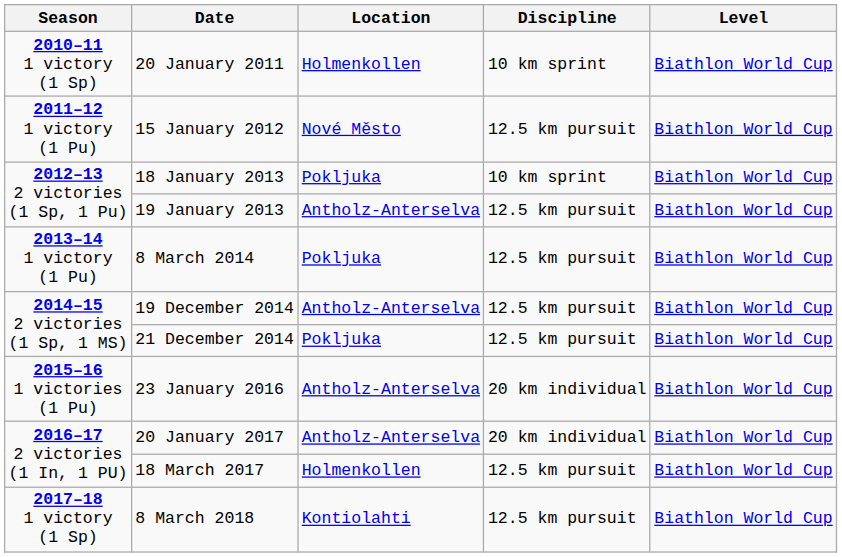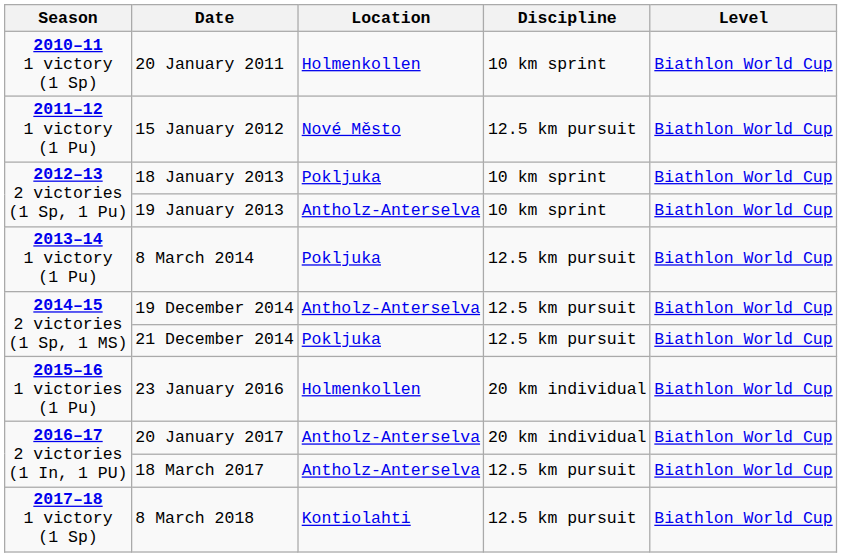(562, 210) 12.5 km pursuit -> (547, 210) 10 km sprint
(391, 389) Antholz-Anterselva -> (361, 389) Holmenkollen
(361, 470) Holmenkollen -> (391, 470) Antholz-Anterselva
